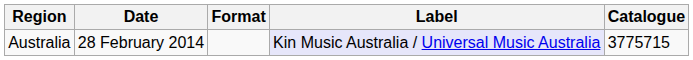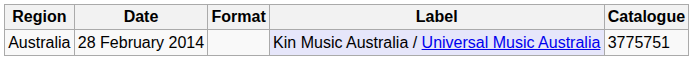(639, 42) 3775715 -> (639, 42) 3775751
